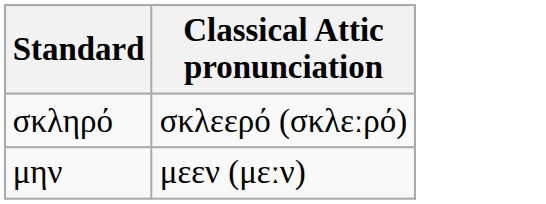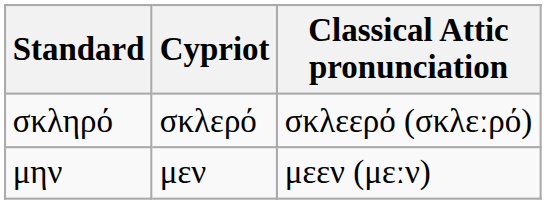+ column: (215, 49)
